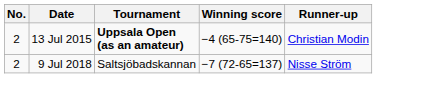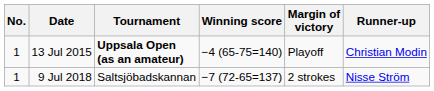+ column: (314, 20)
(17, 39) 2 -> (17, 52) 1
(17, 64) 2 -> (17, 77) 1
